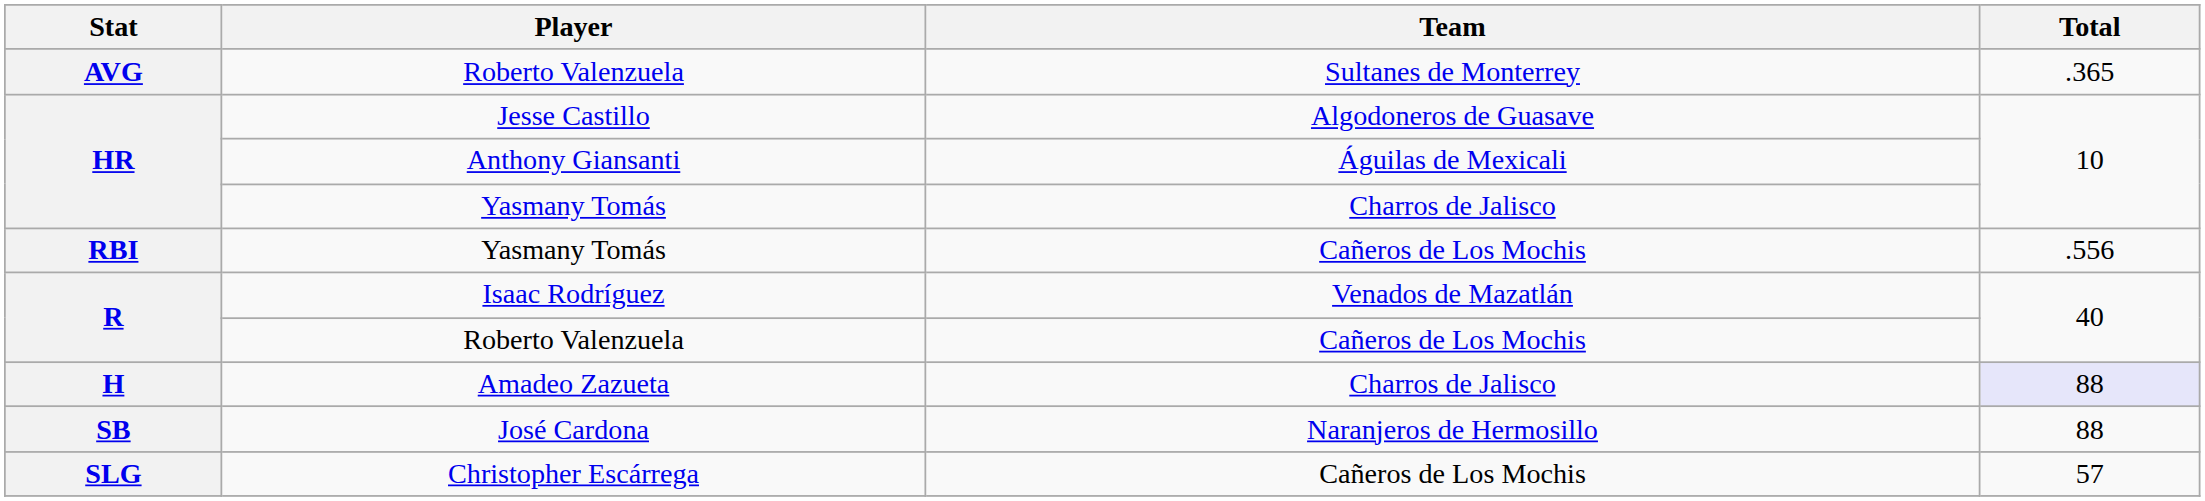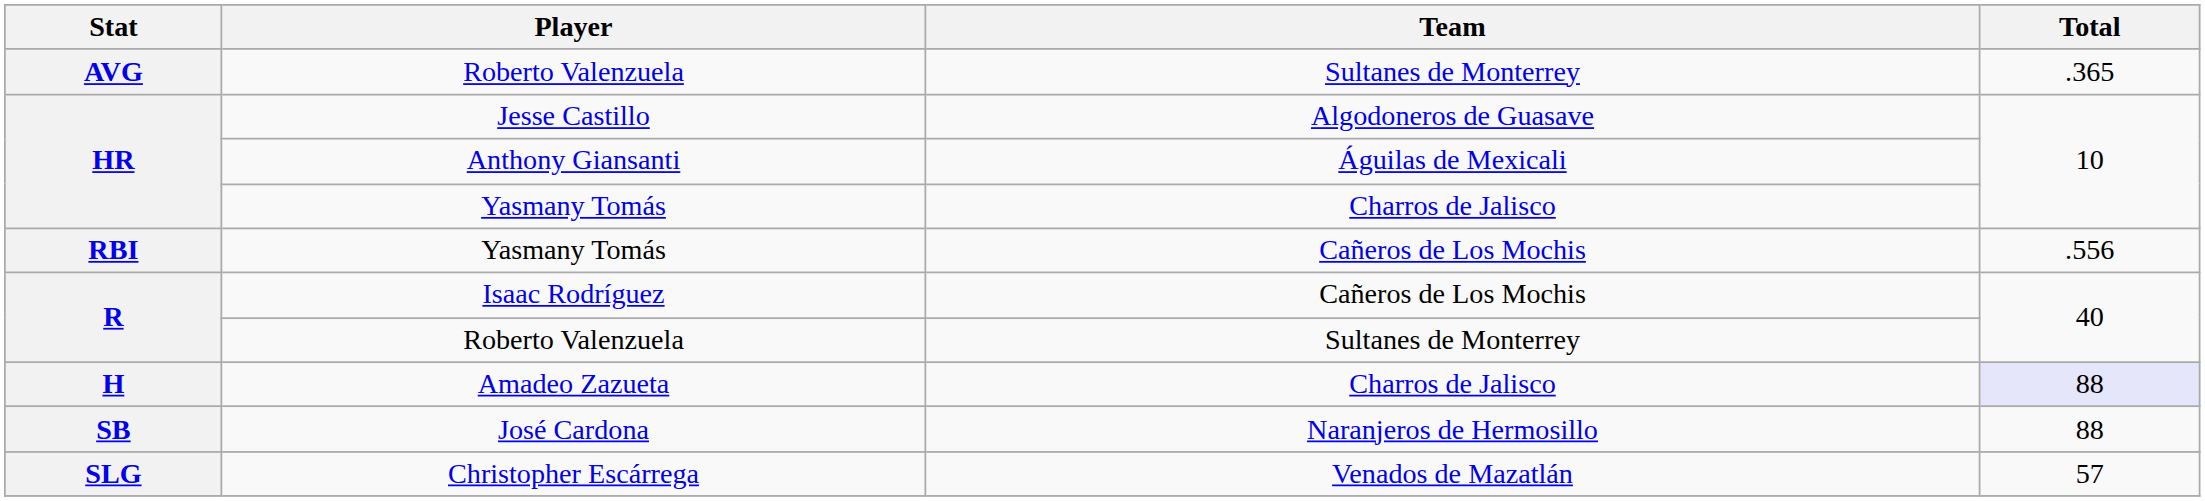(1453, 294) Venados de Mazatlán -> (1453, 294) Cañeros de Los Mochis
(1453, 339) Cañeros de Los Mochis -> (1452, 339) Sultanes de Monterrey
(1453, 473) Cañeros de Los Mochis -> (1453, 473) Venados de Mazatlán
